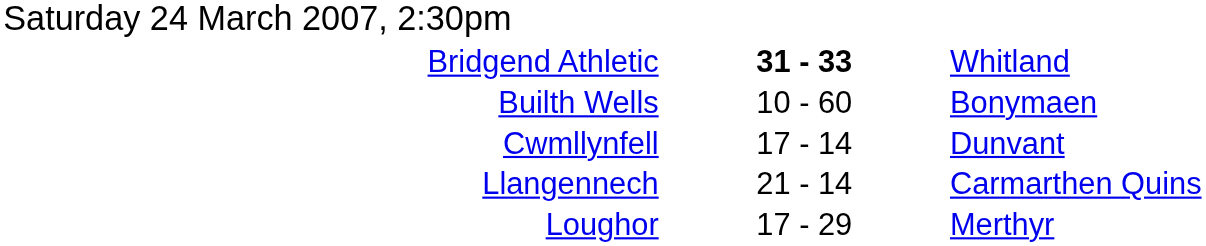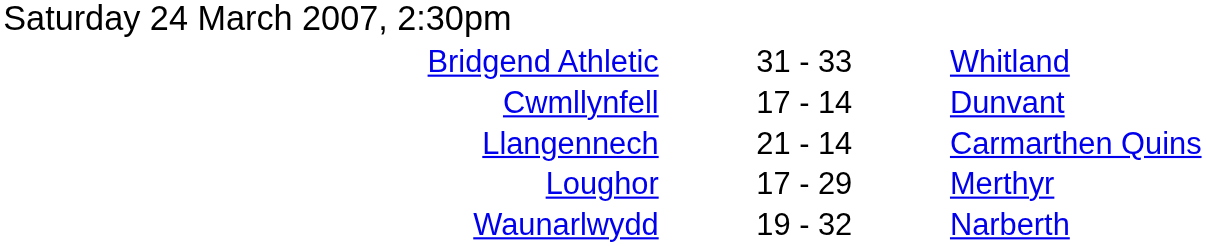(804, 62) bold -> (804, 62) normal
- row: (579, 102)
+ row: (566, 224)
